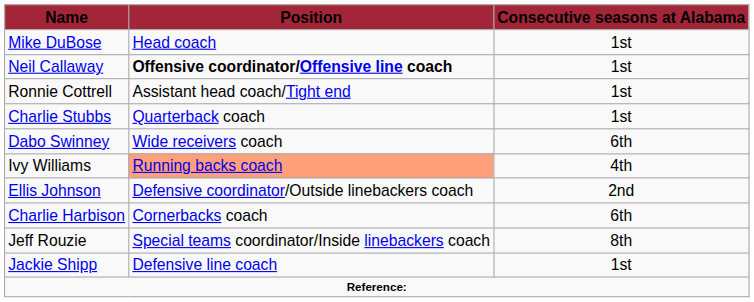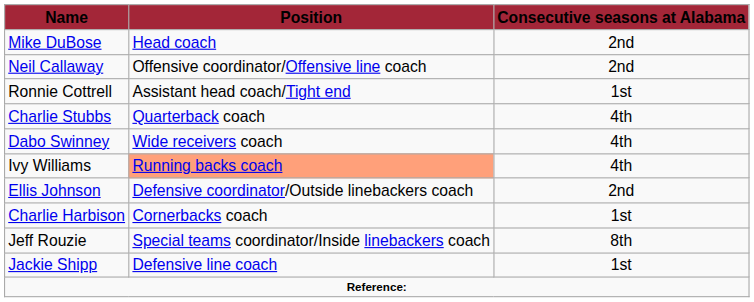(621, 42) 1st -> (621, 42) 2nd
(292, 67) bold -> (279, 67) normal
(621, 67) 1st -> (621, 67) 2nd
(621, 117) 1st -> (621, 117) 4th
(621, 141) 6th -> (621, 141) 4th
(621, 216) 6th -> (621, 216) 1st
